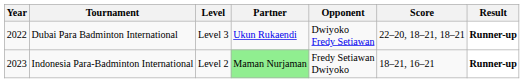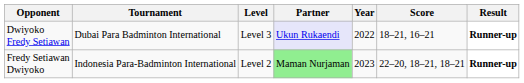columns swapped: (17, 13) <-> (343, 13)
(265, 35) no background -> (308, 35) lavender background
(422, 35) 22–20, 18–21, 18–21 -> (407, 35) 18–21, 16–21
(407, 64) 18–21, 16–21 -> (422, 64) 22–20, 18–21, 18–21
